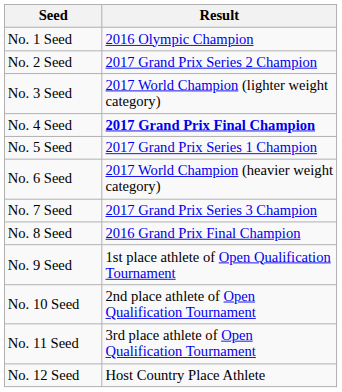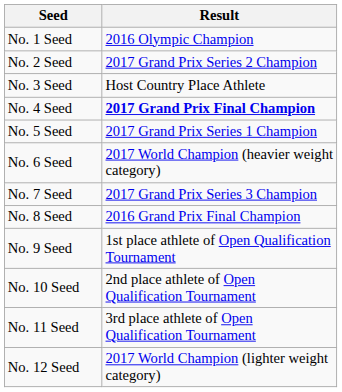(217, 93) 2017 World Champion (lighter weight category) -> (185, 85) Host Country Place Athlete
(185, 375) Host Country Place Athlete -> (217, 366) 2017 World Champion (lighter weight category)
